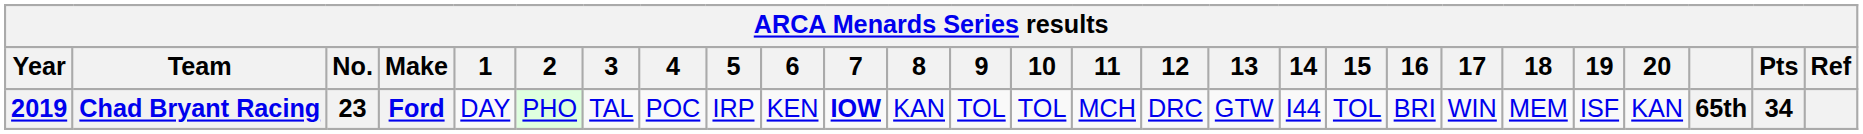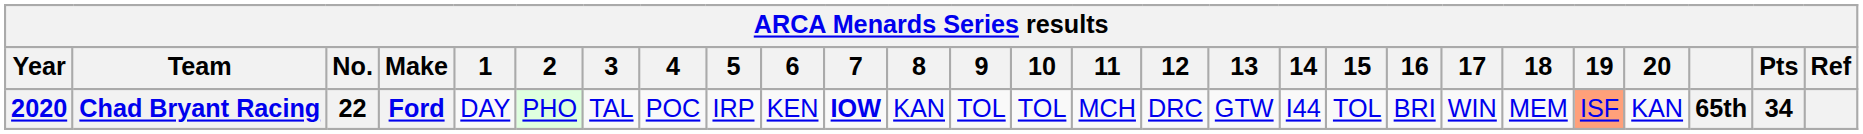(39, 109) 2019 -> (39, 109) 2020
(353, 109) 23 -> (353, 109) 22
(1599, 109) no background -> (1599, 109) lightsalmon background
